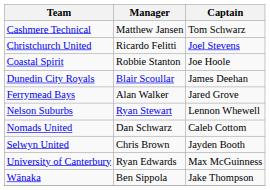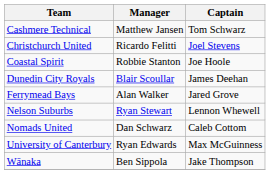- row: (38, 144)
